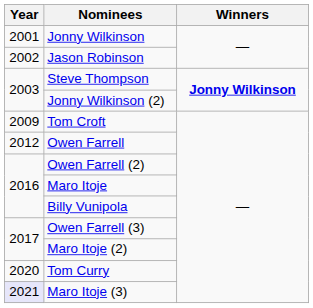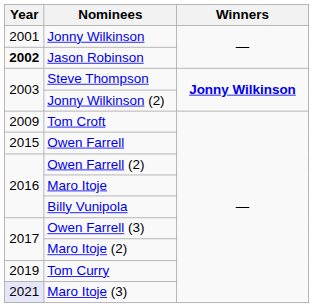(24, 57) normal -> (24, 57) bold
(24, 143) 2012 -> (24, 143) 2015
(24, 270) 2020 -> (24, 270) 2019
